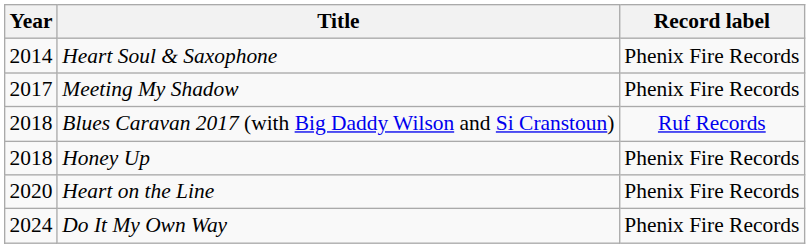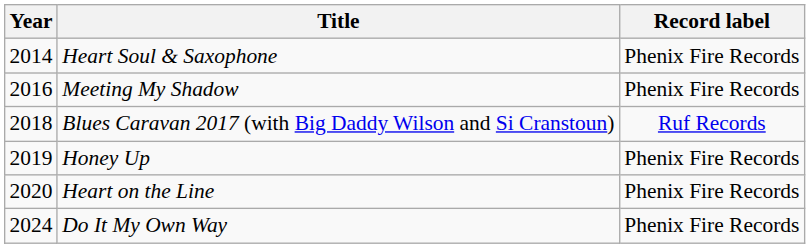(31, 89) 2017 -> (31, 89) 2016
(31, 157) 2018 -> (31, 157) 2019
